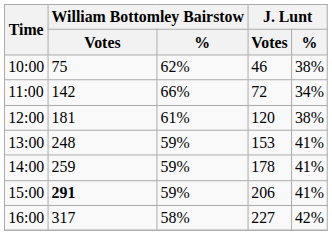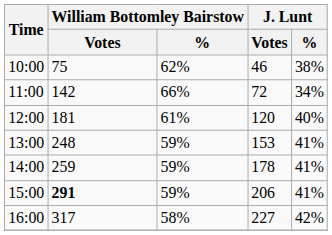(309, 117) 38% -> (309, 117) 40%
